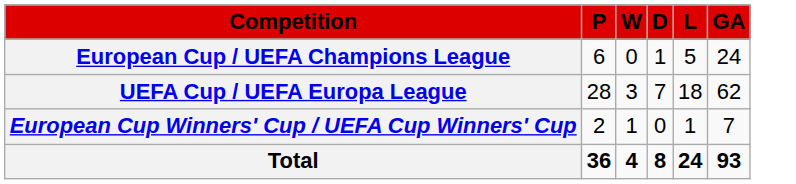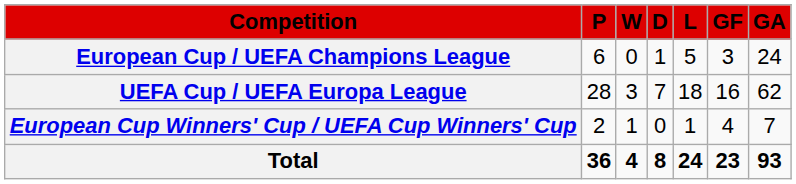+ column: (728, 21)
